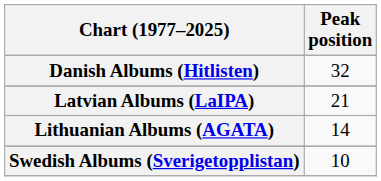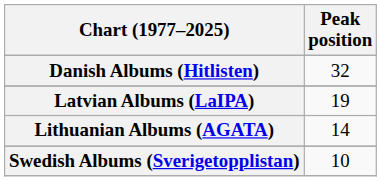(340, 100) 21 -> (340, 100) 19
